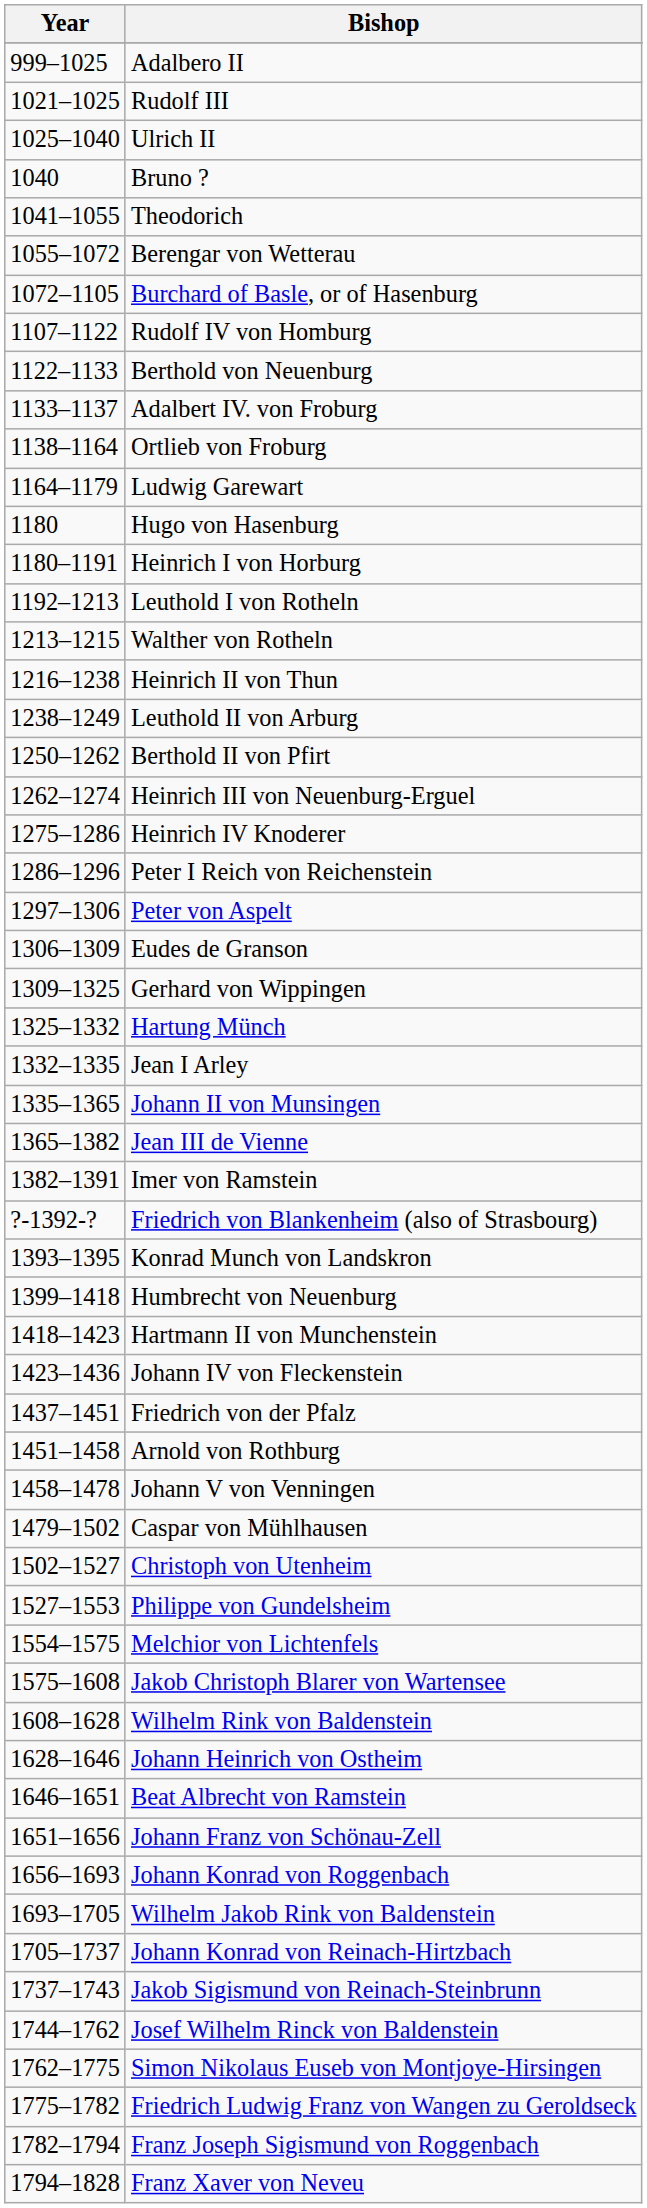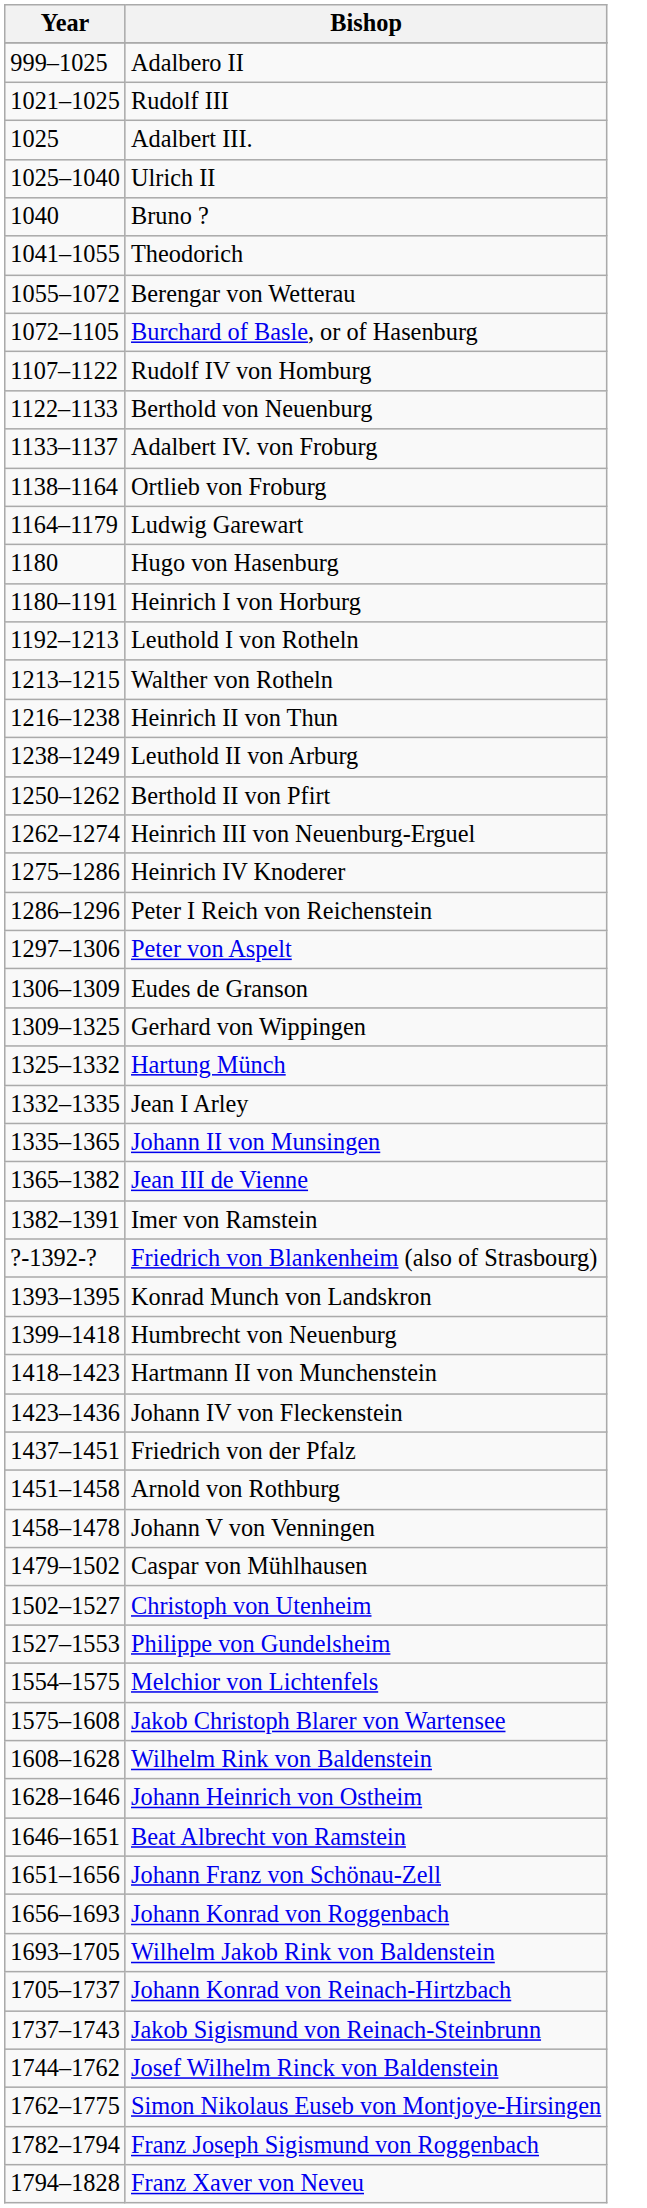+ row: (192, 139)
- row: (384, 2106)
